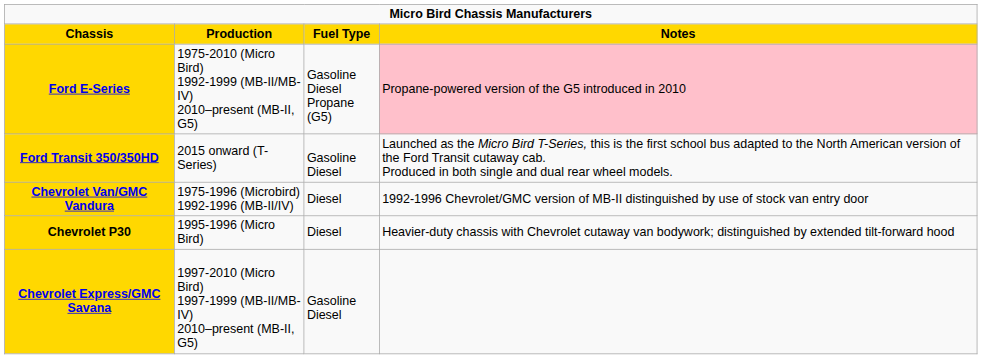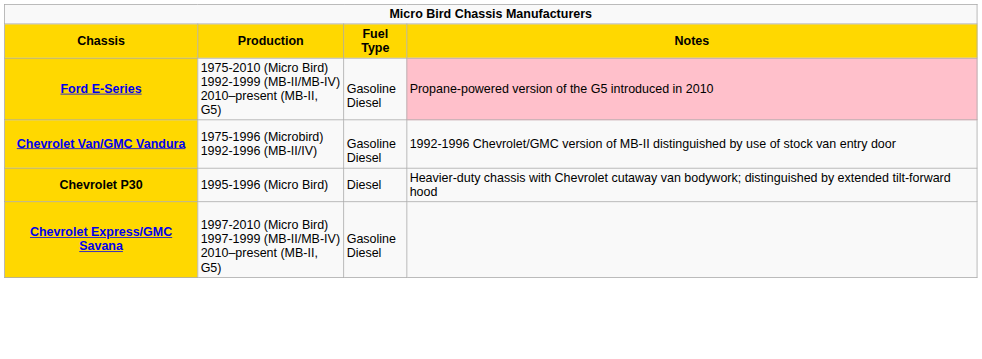(332, 96) Gasoline Diesel Propane (G5) -> (371, 96) Gasoline Diesel
- row: (89, 158)
(324, 198) Diesel -> (371, 150) Gasoline Diesel
